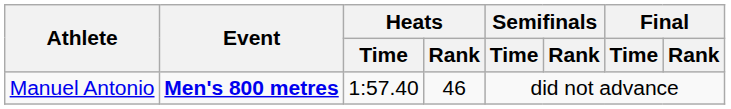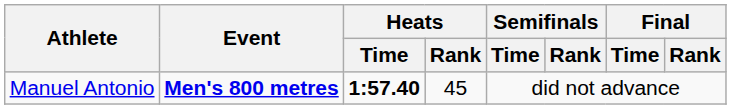(384, 88) normal -> (384, 88) bold
(454, 88) 46 -> (455, 88) 45
